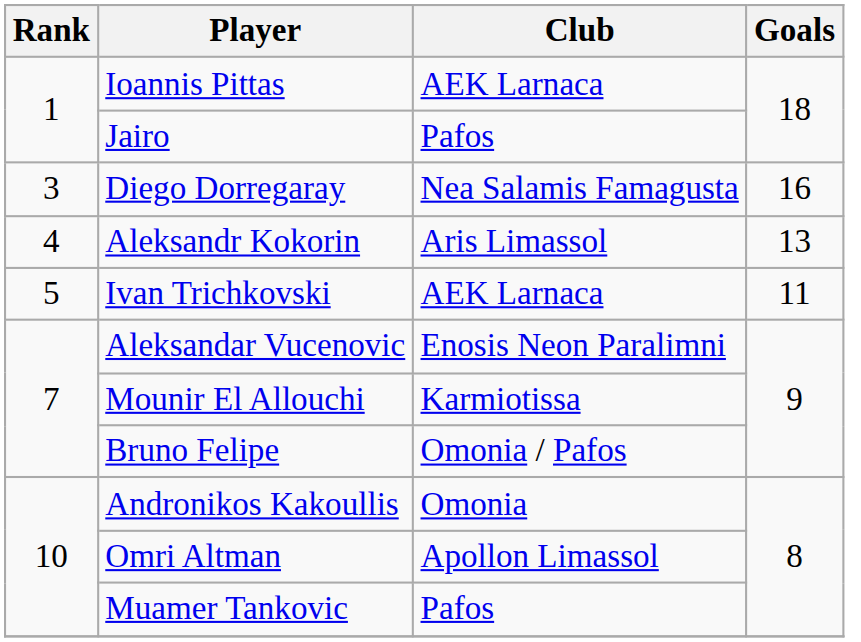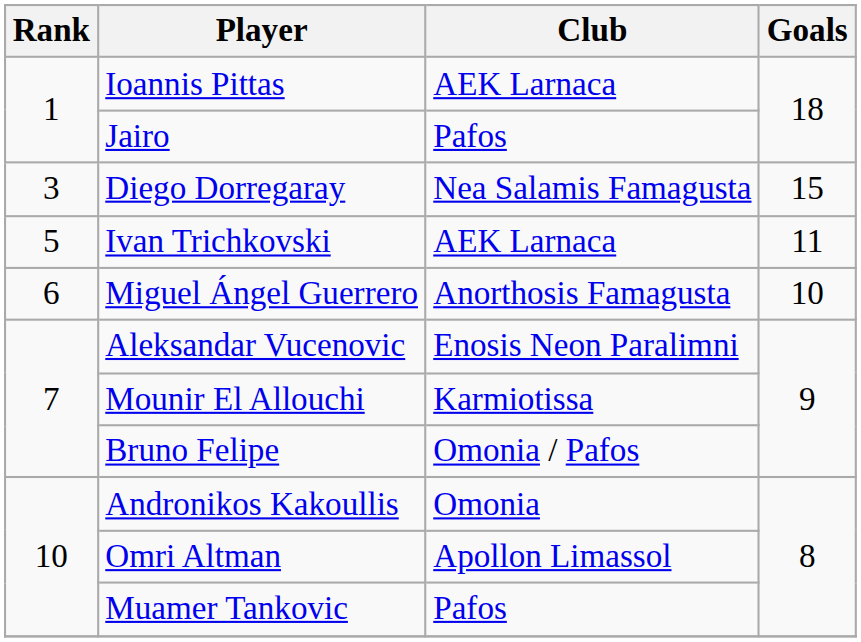(795, 188) 16 -> (807, 188) 15
- row: (233, 240)
+ row: (262, 293)
